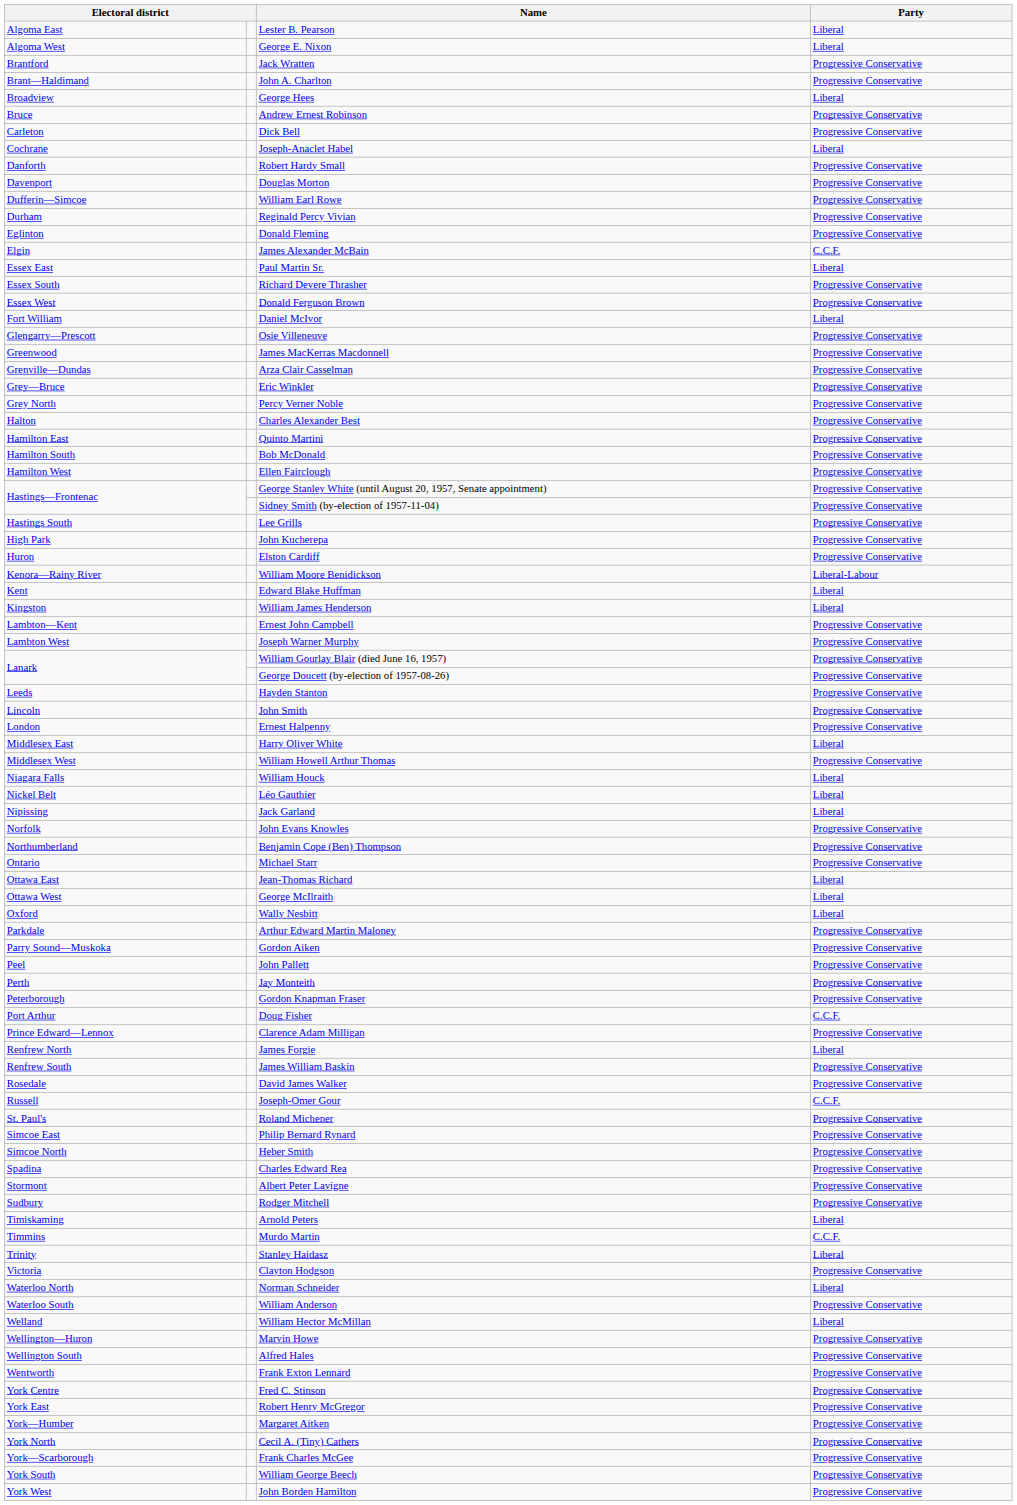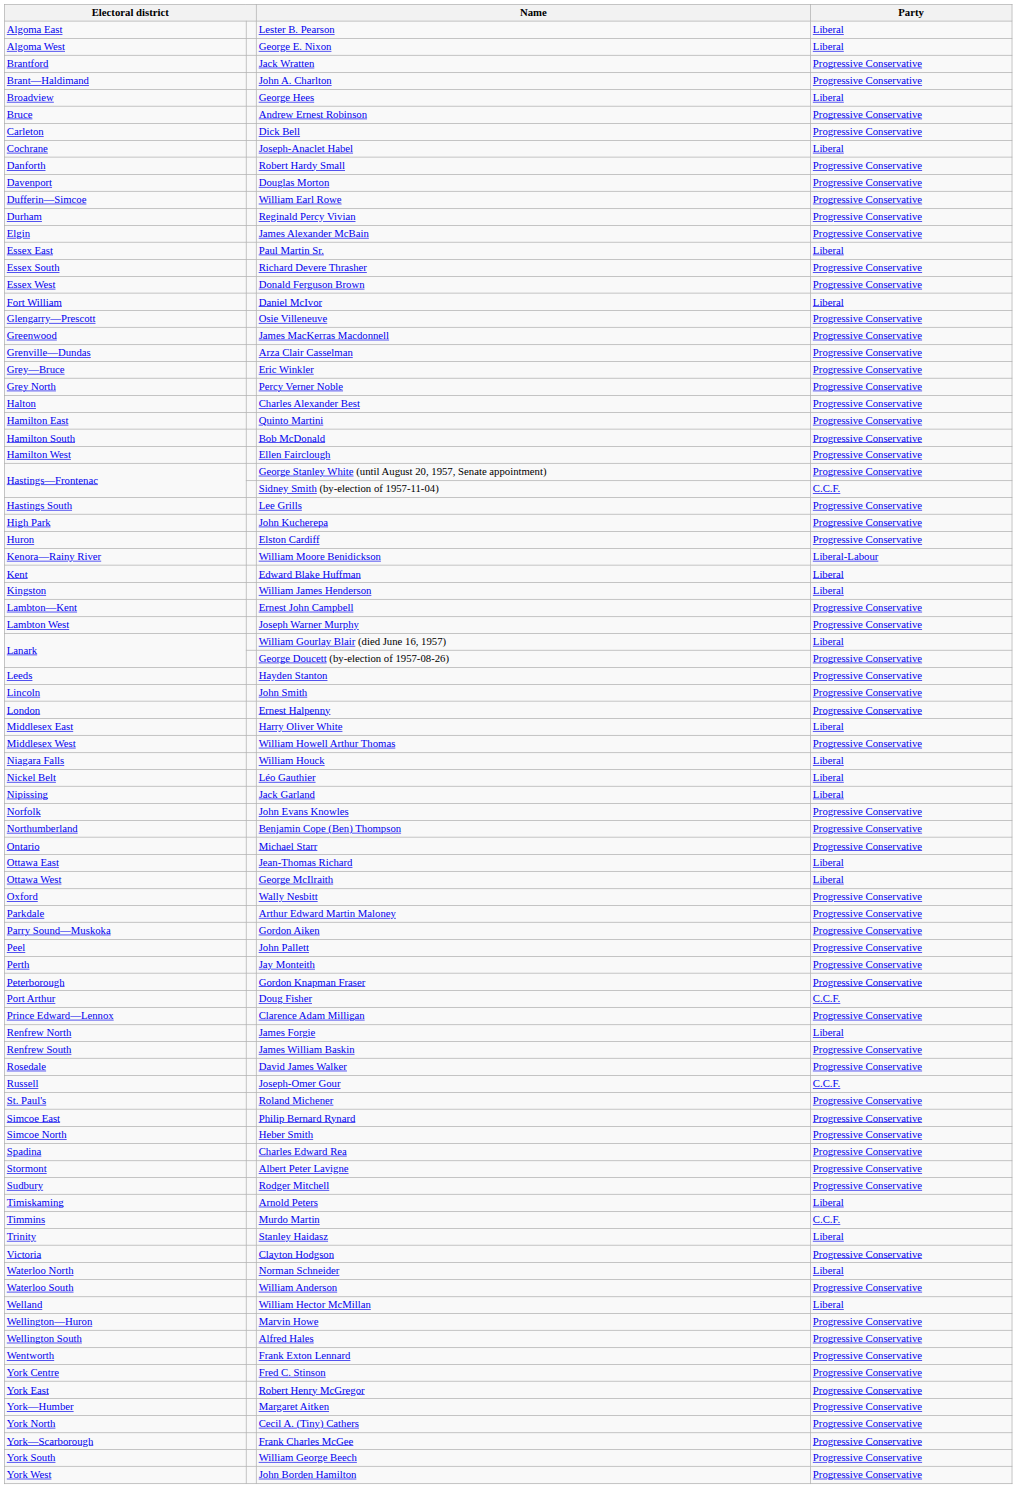- row: (294, 234)
(827, 251) C.C.F. -> (867, 234) Progressive Conservative
(867, 506) Progressive Conservative -> (827, 489) C.C.F.
(867, 659) Progressive Conservative -> (828, 642) Liberal
(828, 914) Liberal -> (867, 897) Progressive Conservative
